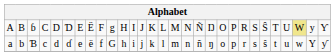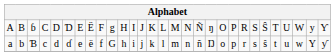(211, 28) Ŋ -> (211, 28) ŋ
(299, 28) khaki background -> (299, 28) no background
(211, 43) ŋ -> (211, 43) Ŋ
